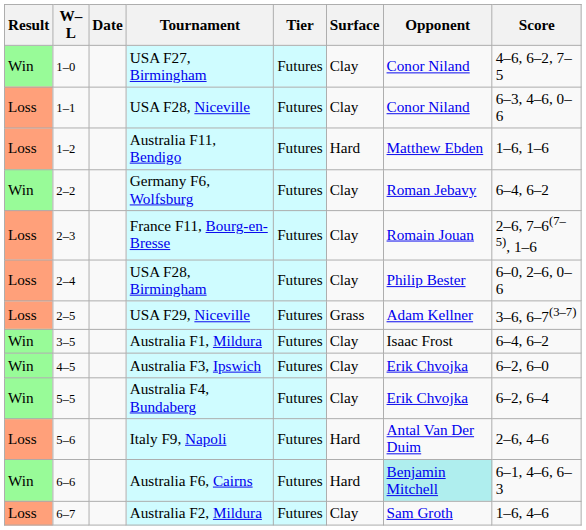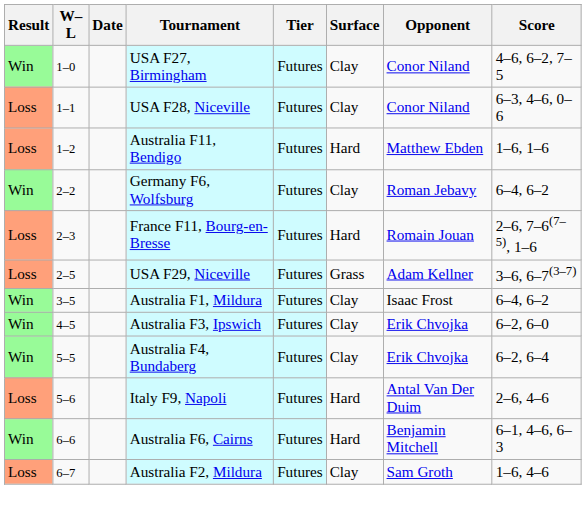(344, 235) Clay -> (345, 235) Hard
- row: (168, 280)
(416, 480) paleturquoise background -> (416, 439) no background
